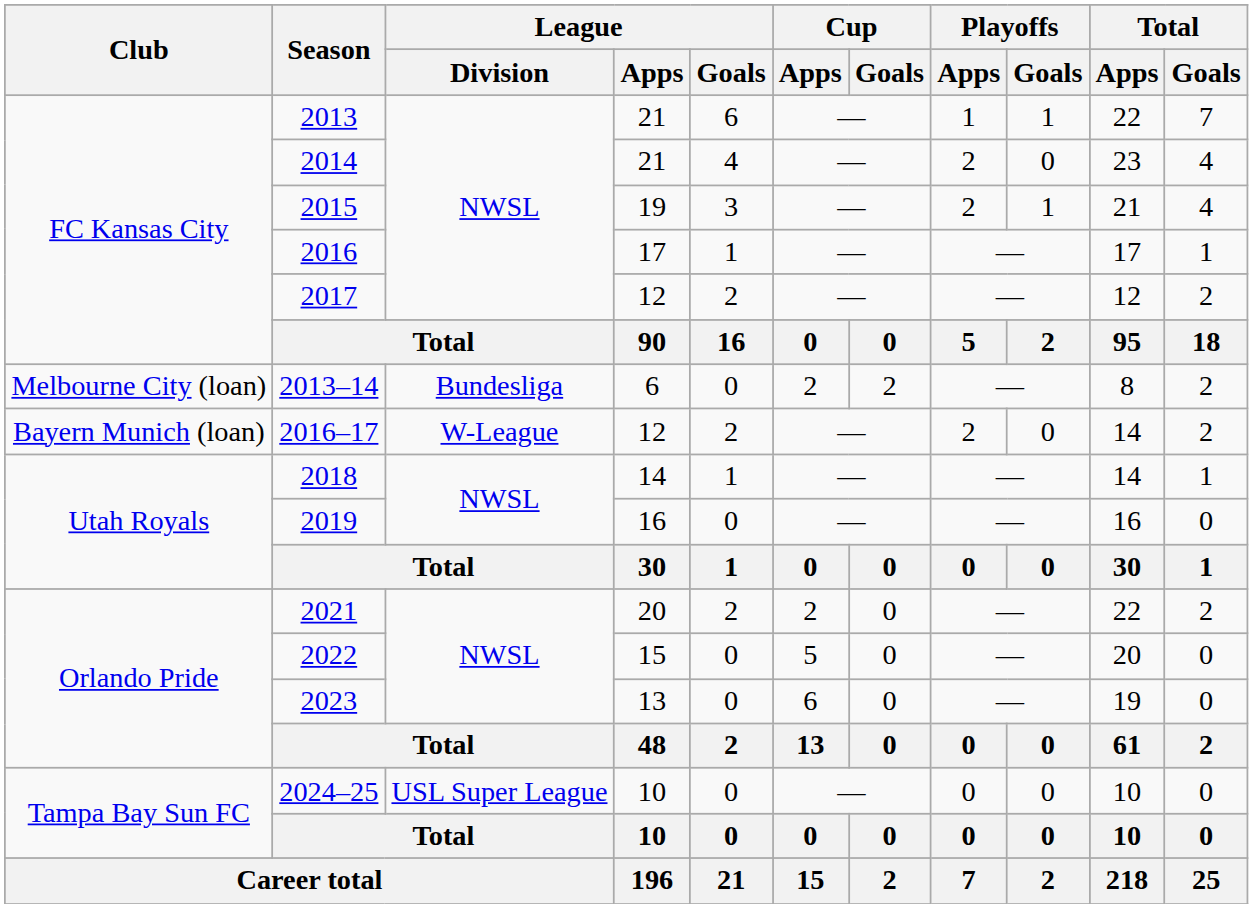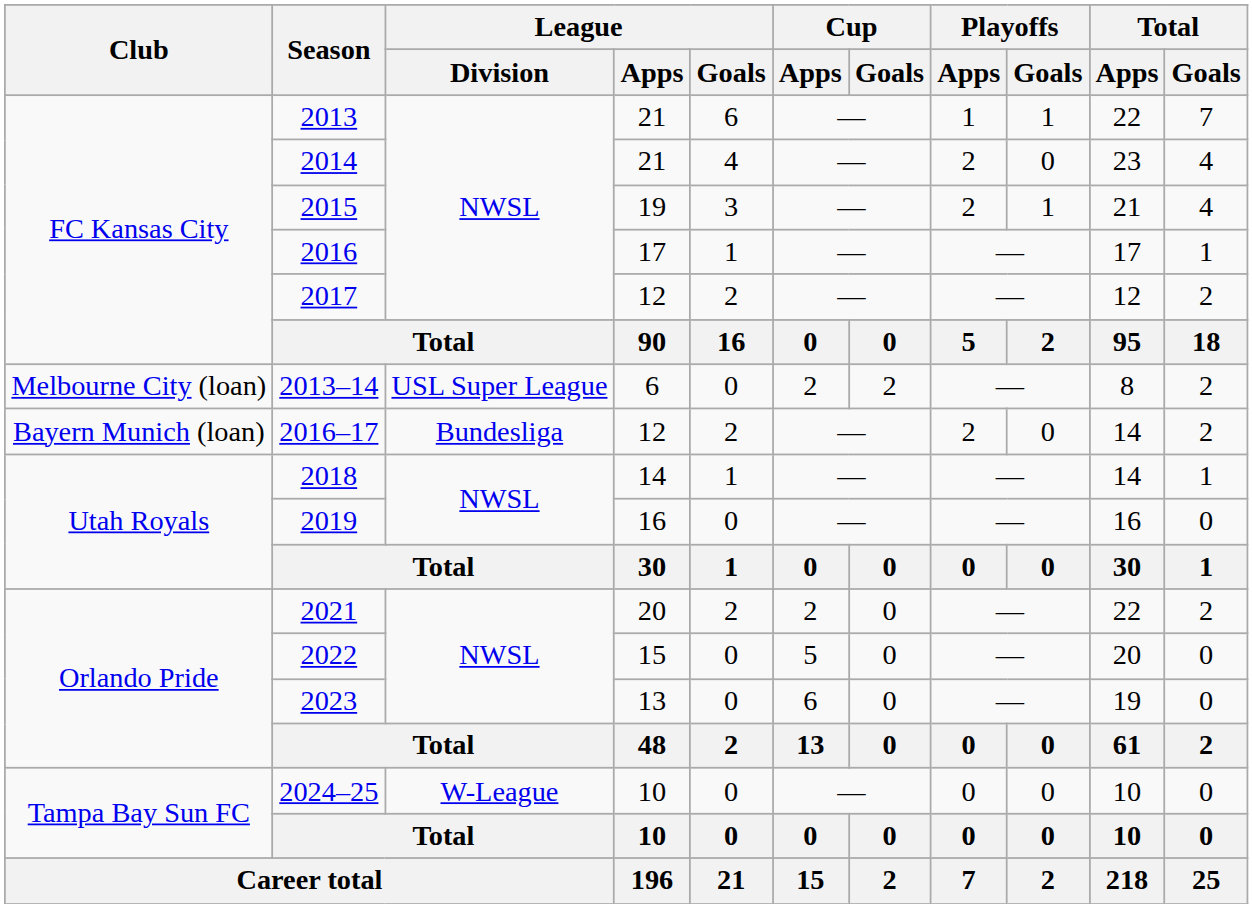(499, 386) Bundesliga -> (499, 386) USL Super League
(499, 431) W-League -> (499, 431) Bundesliga
(499, 790) USL Super League -> (499, 790) W-League
